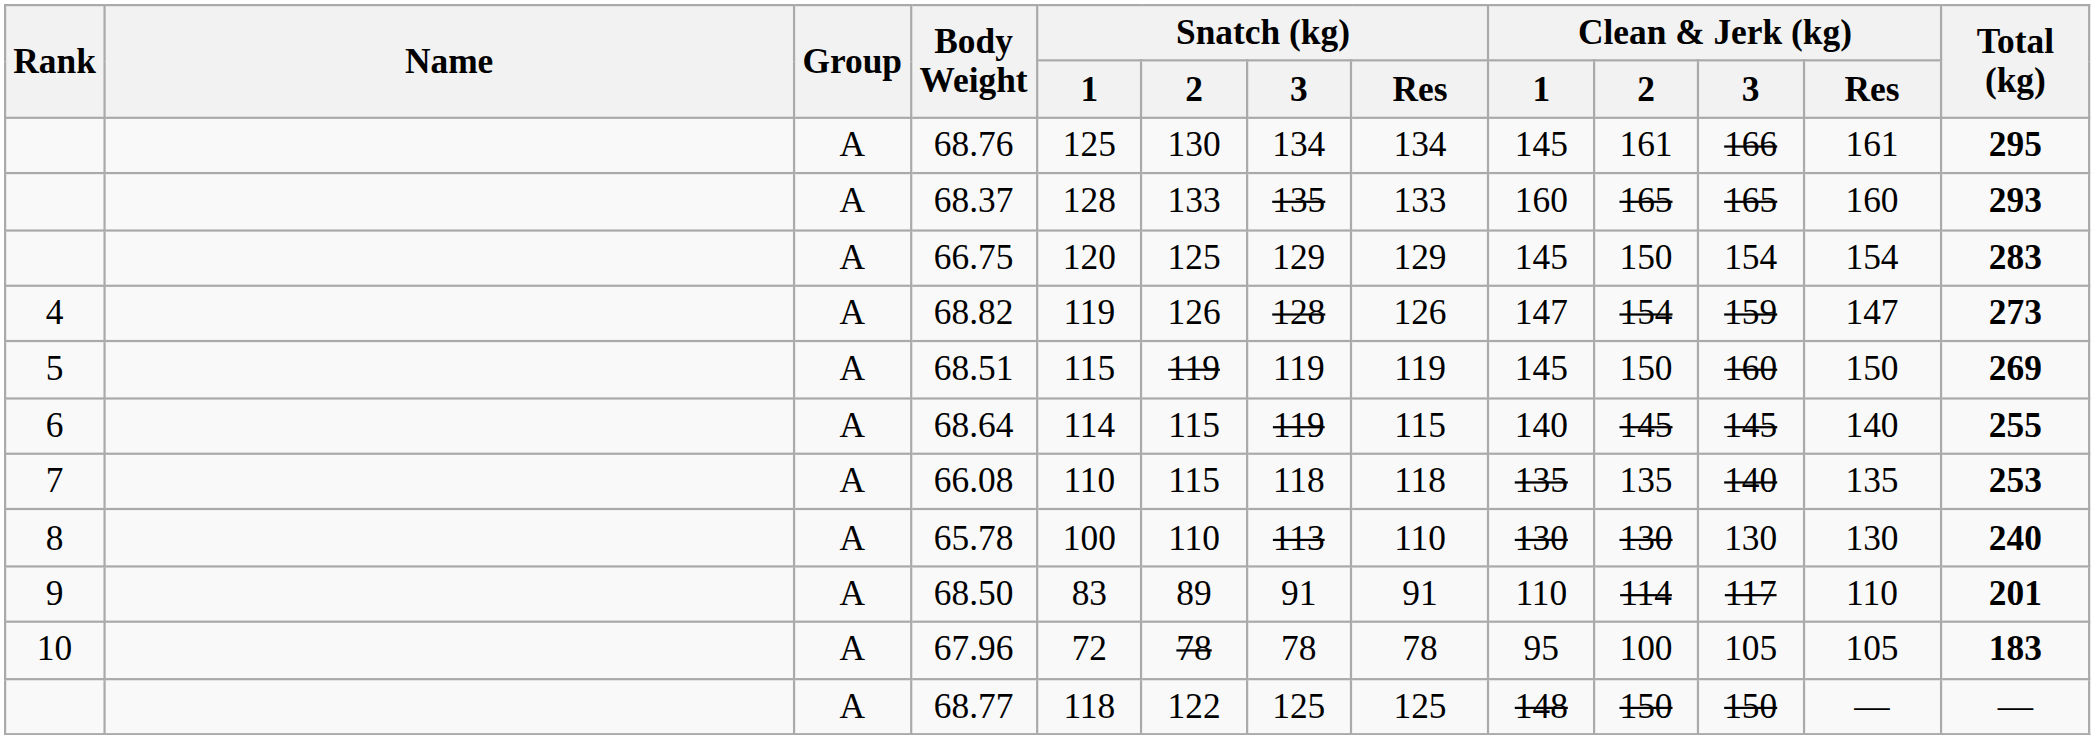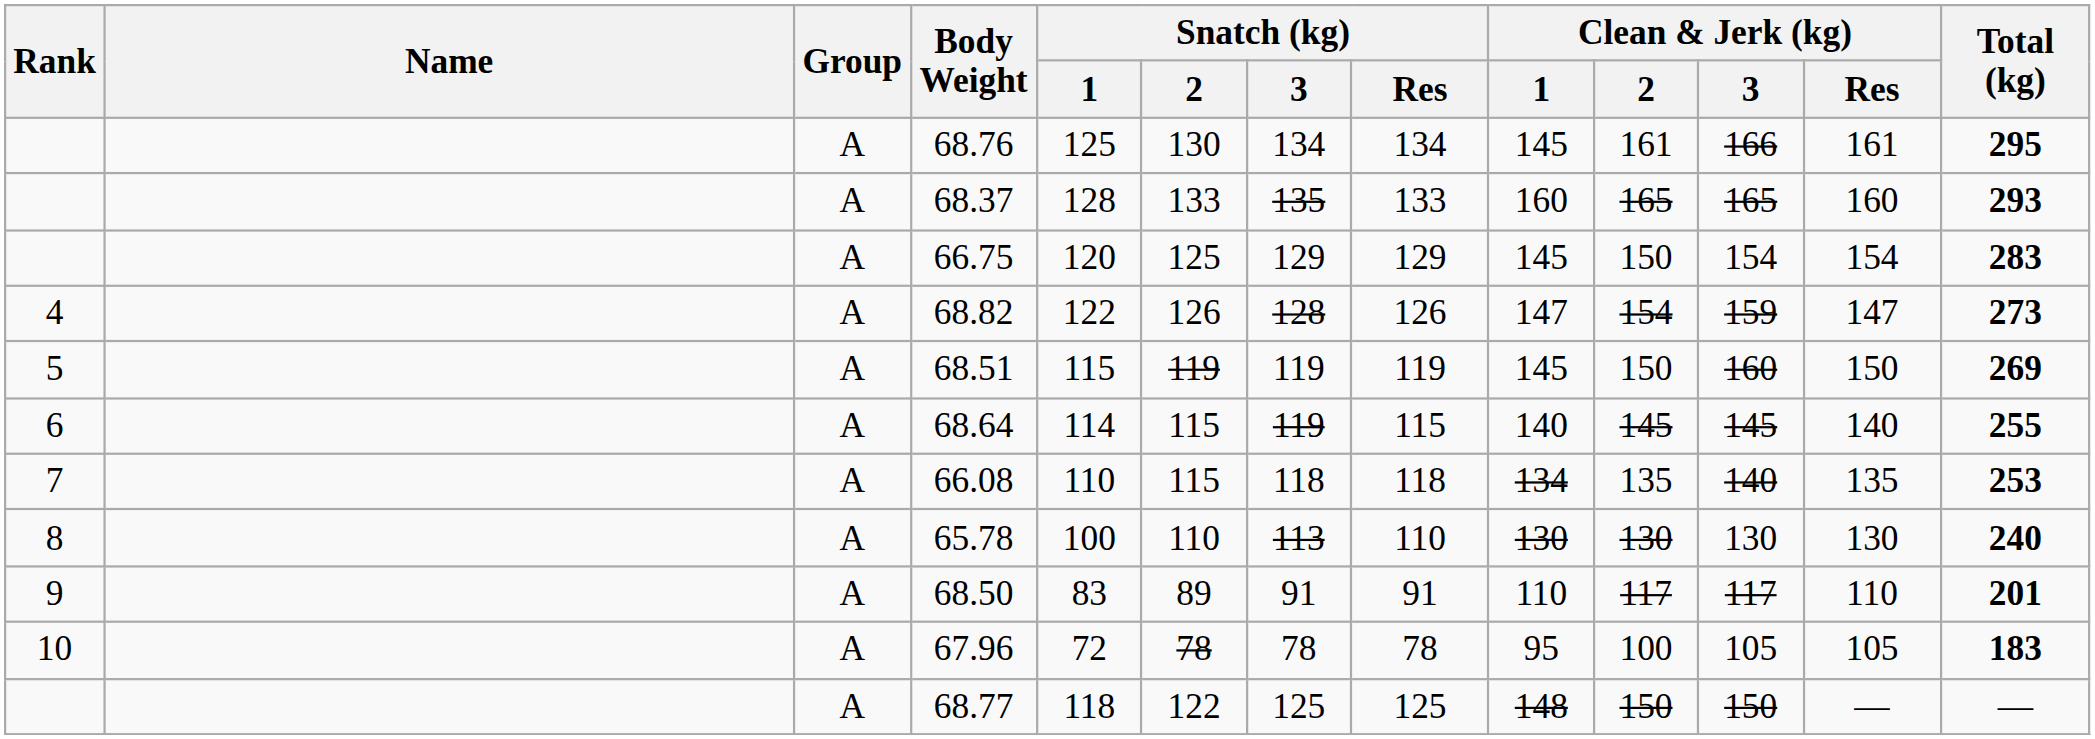(1089, 312) 119 -> (1089, 312) 122
(1541, 481) 135 -> (1541, 481) 134
(1646, 593) 114 -> (1646, 593) 117
